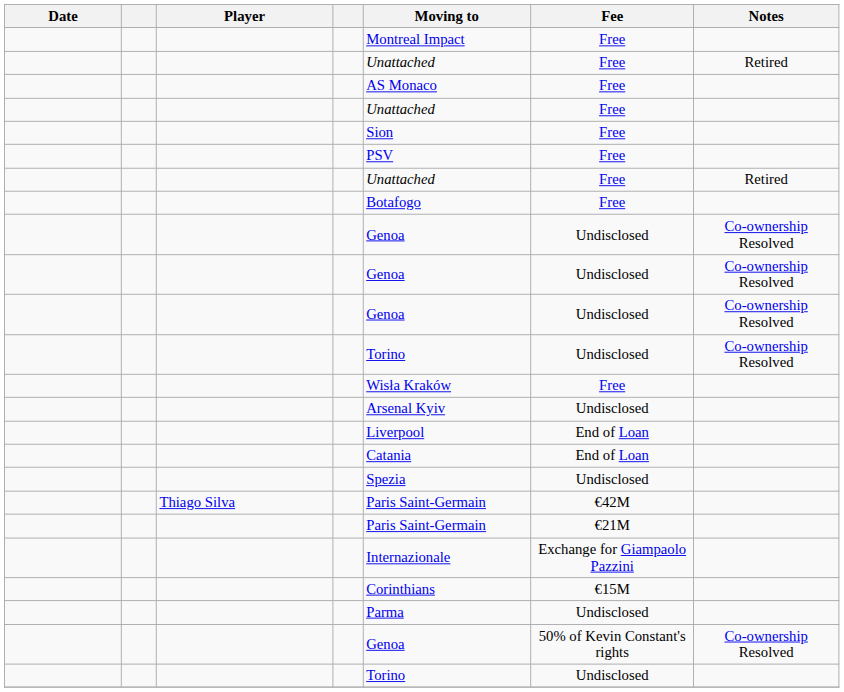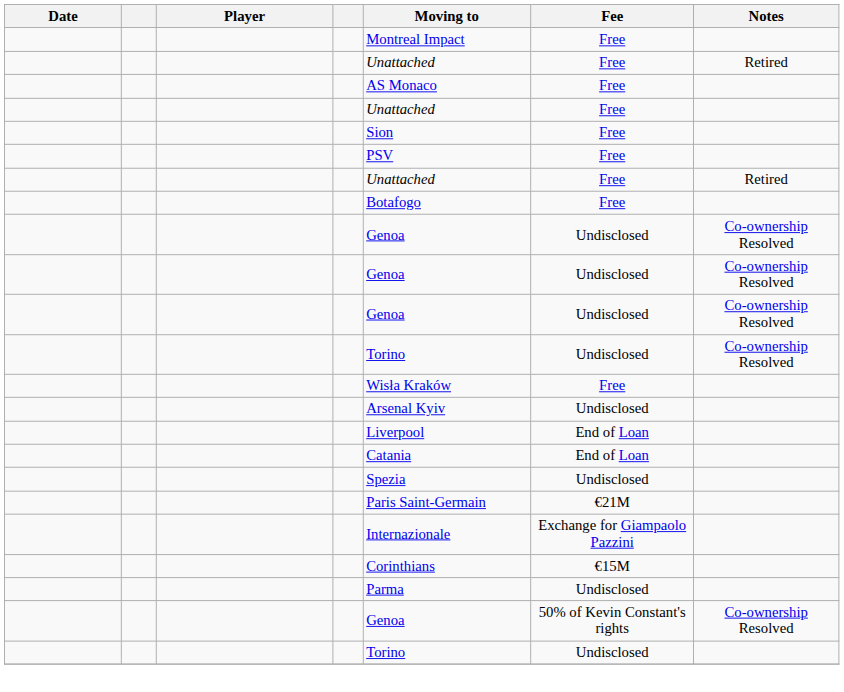- row: (63, 503)
